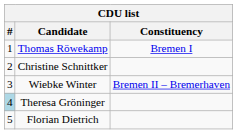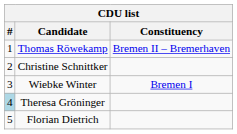(171, 48) Bremen I -> (171, 48) Bremen II – Bremerhaven
(171, 84) Bremen II – Bremerhaven -> (171, 84) Bremen I
